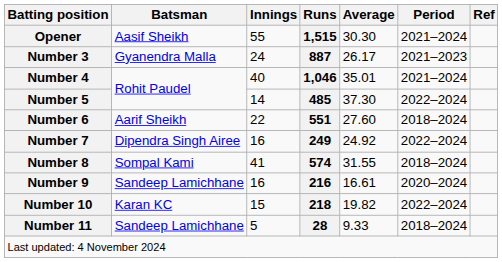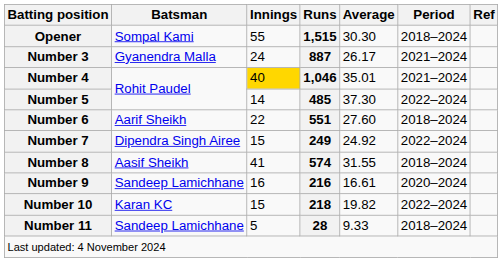(152, 36) Aasif Sheikh -> (154, 36) Sompal Kami
(434, 36) 2021–2024 -> (434, 36) 2018–2024
(434, 57) 2021–2023 -> (434, 57) 2021–2024
(257, 78) no background -> (257, 78) gold background
(257, 141) 16 -> (257, 141) 15
(154, 162) Sompal Kami -> (152, 162) Aasif Sheikh
